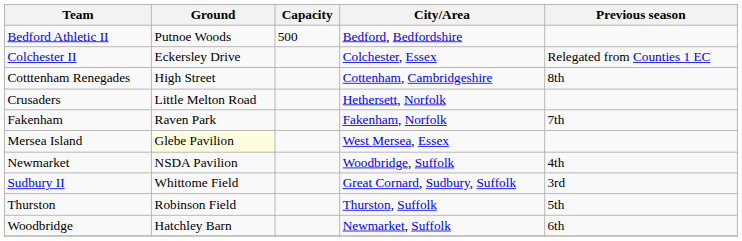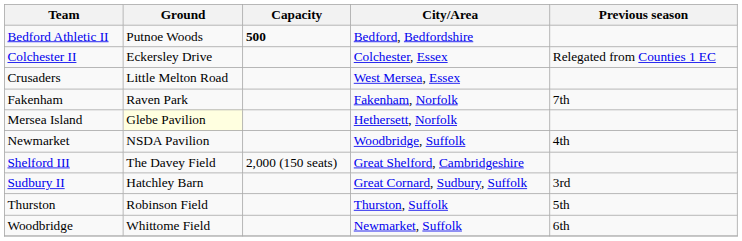(288, 36) normal -> (256, 36) bold
- row: (69, 78)
(394, 99) Hethersett, Norfolk -> (407, 78) West Mersea, Essex
(396, 141) West Mersea, Essex -> (405, 120) Hethersett, Norfolk
+ row: (39, 162)
(196, 183) Whittome Field -> (165, 183) Hatchley Barn
(193, 225) Hatchley Barn -> (168, 225) Whittome Field
